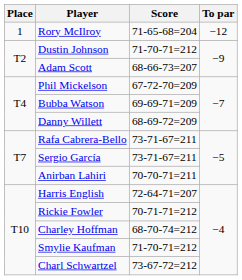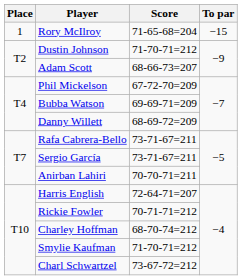(218, 31) −12 -> (218, 31) −15
